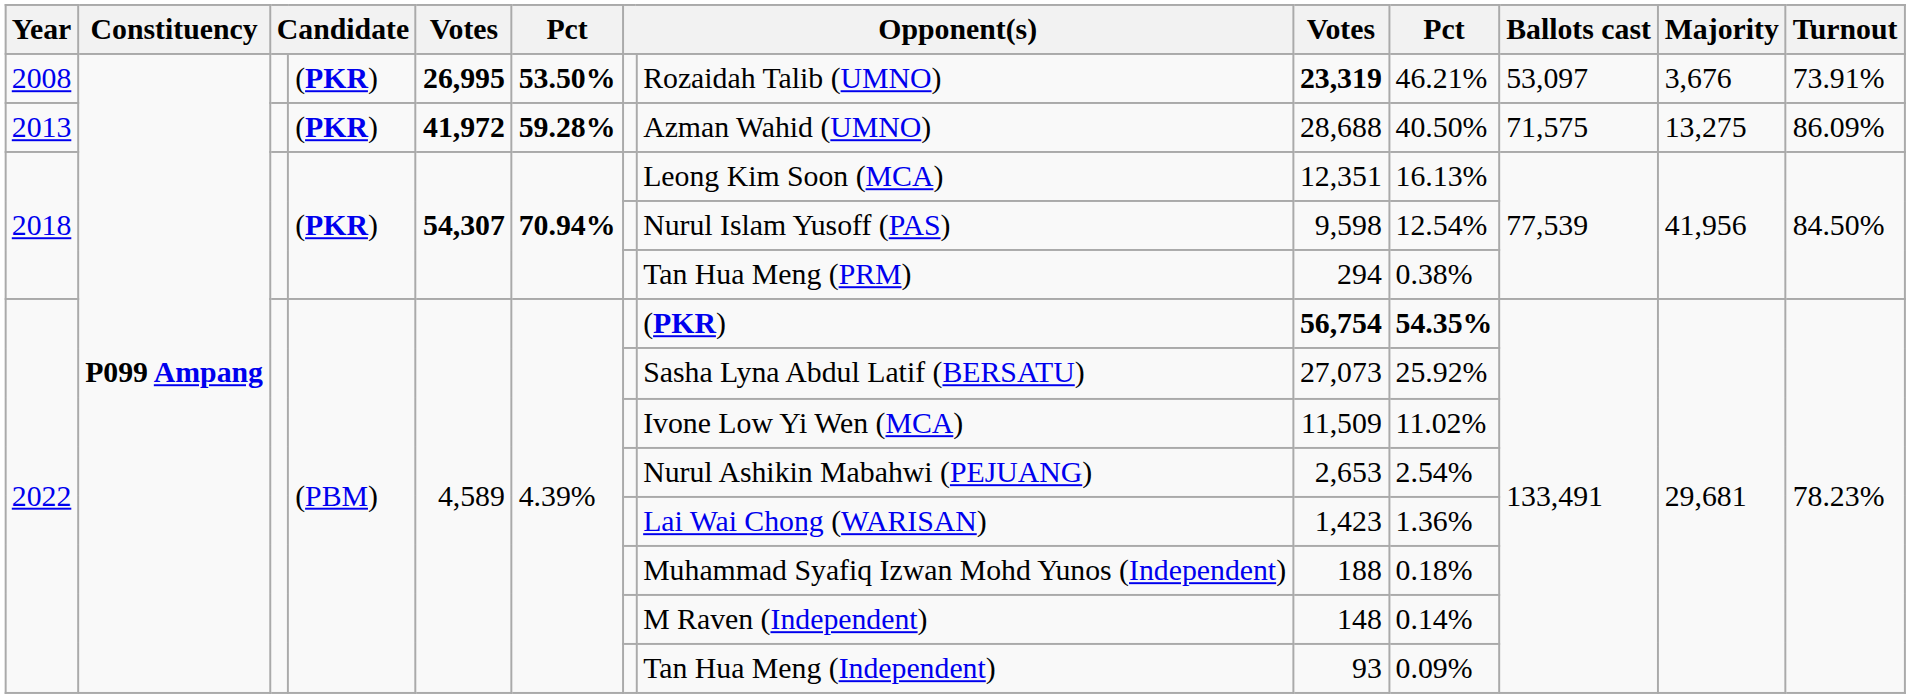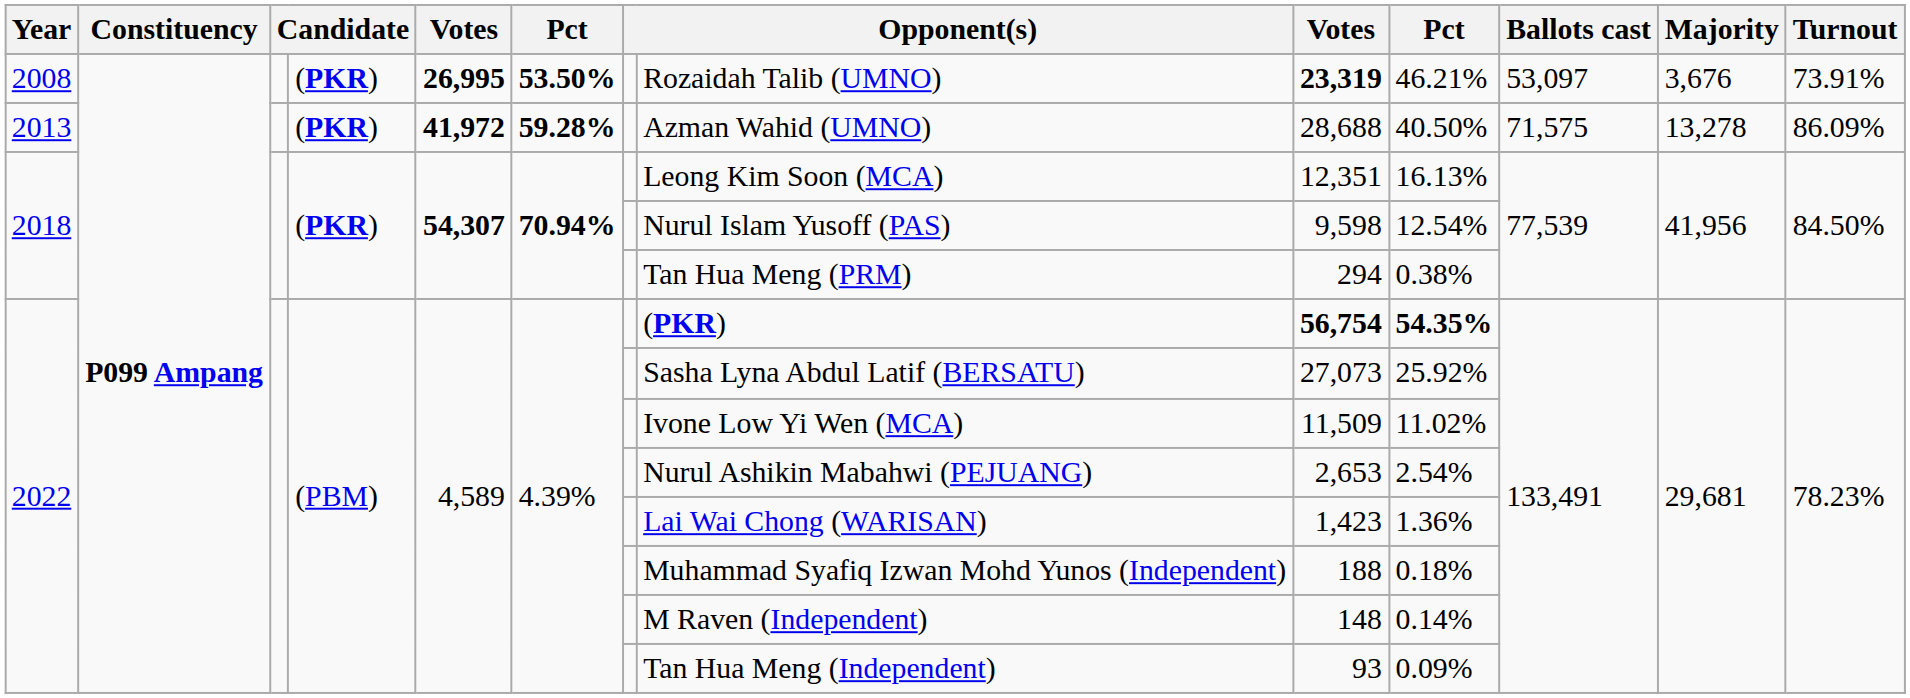(1706, 127) 13,275 -> (1706, 127) 13,278
